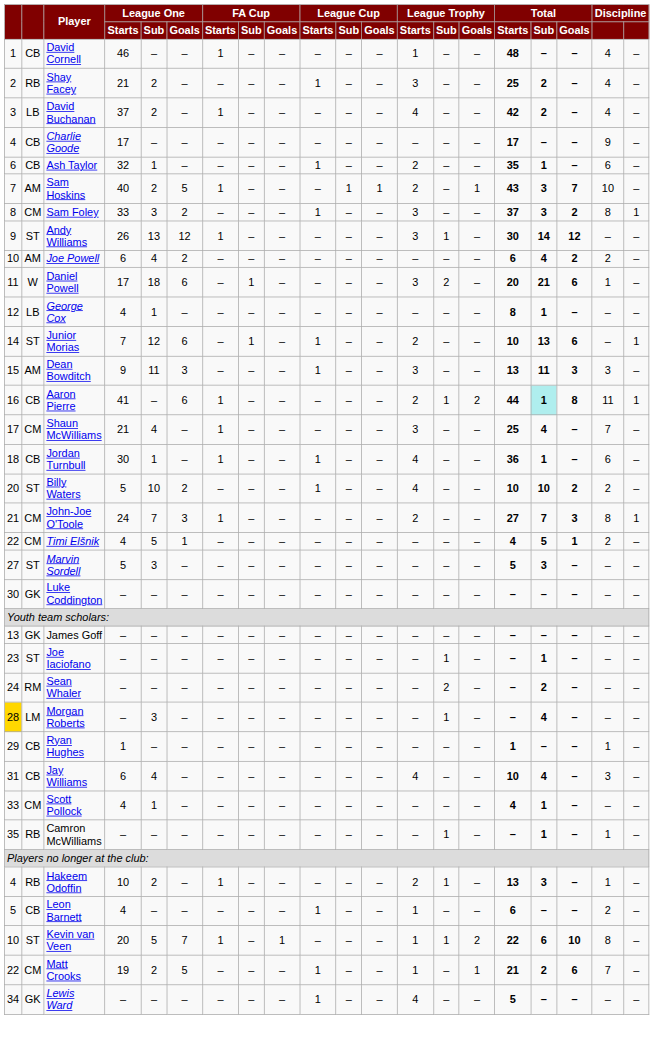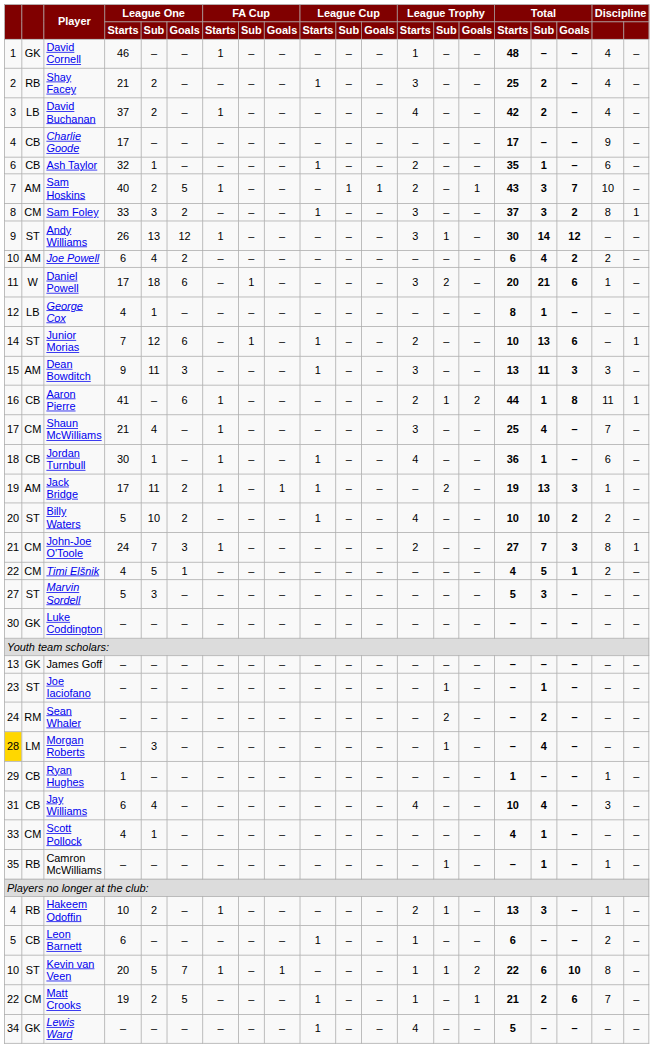(33, 54) CB -> (33, 54) GK
(544, 400) paleturquoise background -> (544, 400) no background
+ row: (62, 489)
(123, 911) 4 -> (123, 941) 6
